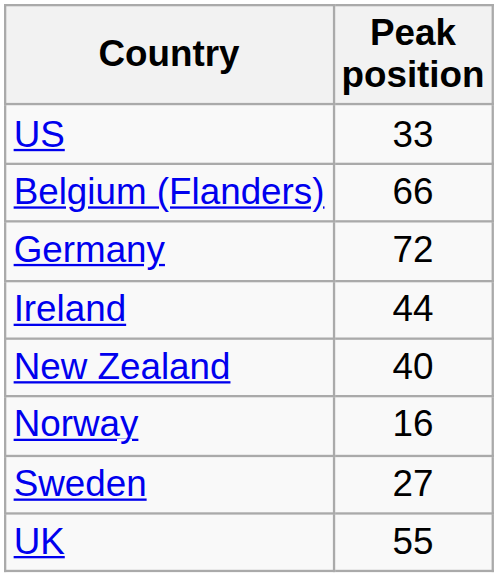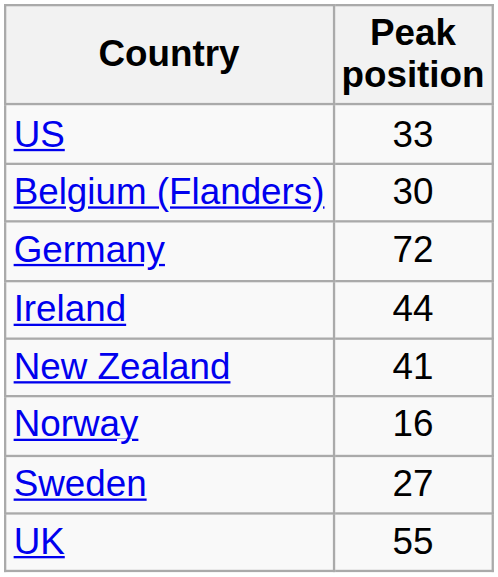(413, 191) 66 -> (413, 191) 30
(413, 366) 40 -> (413, 366) 41
